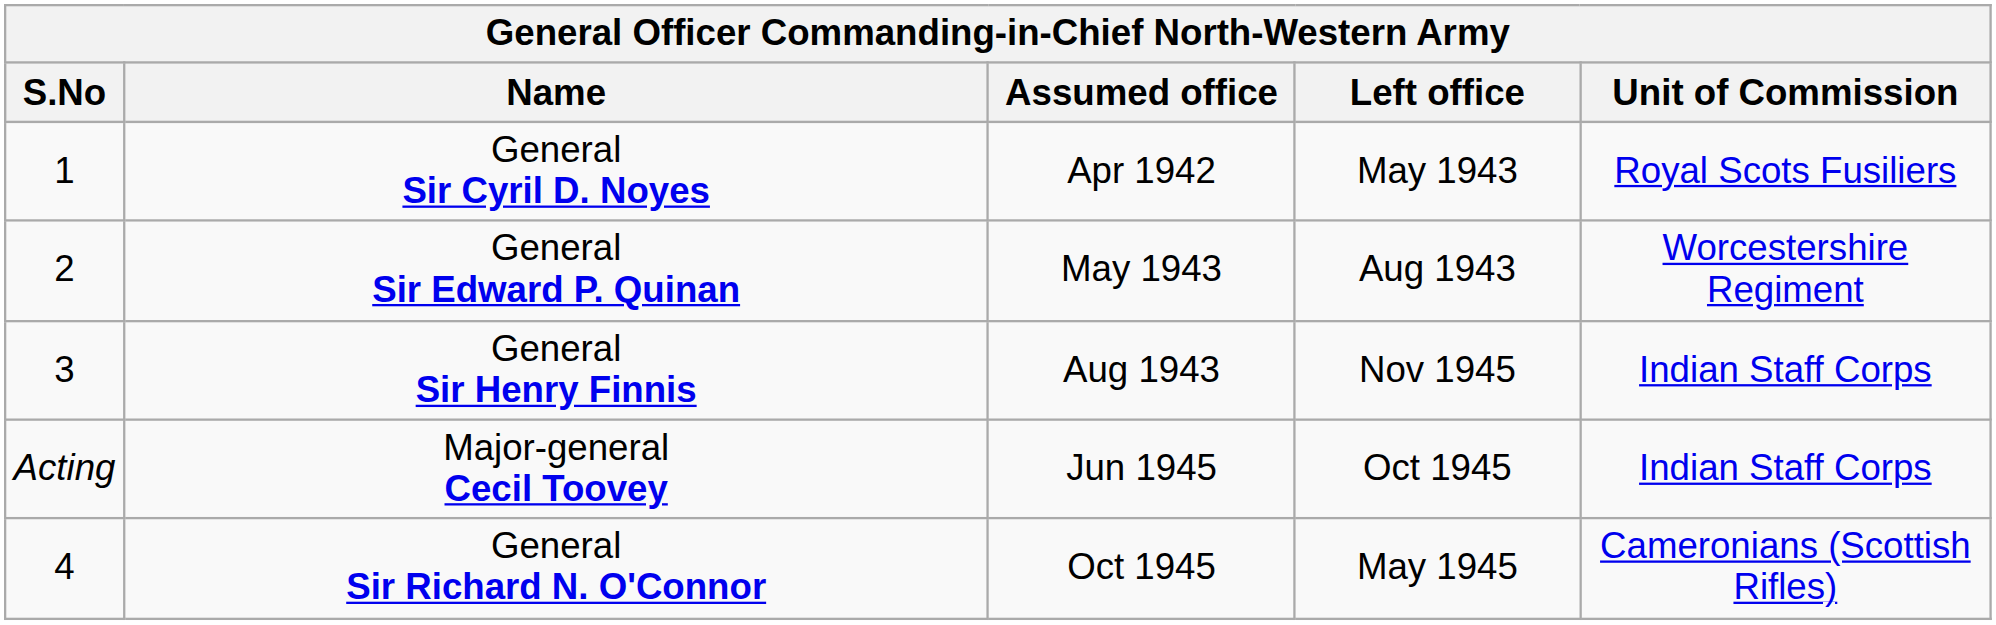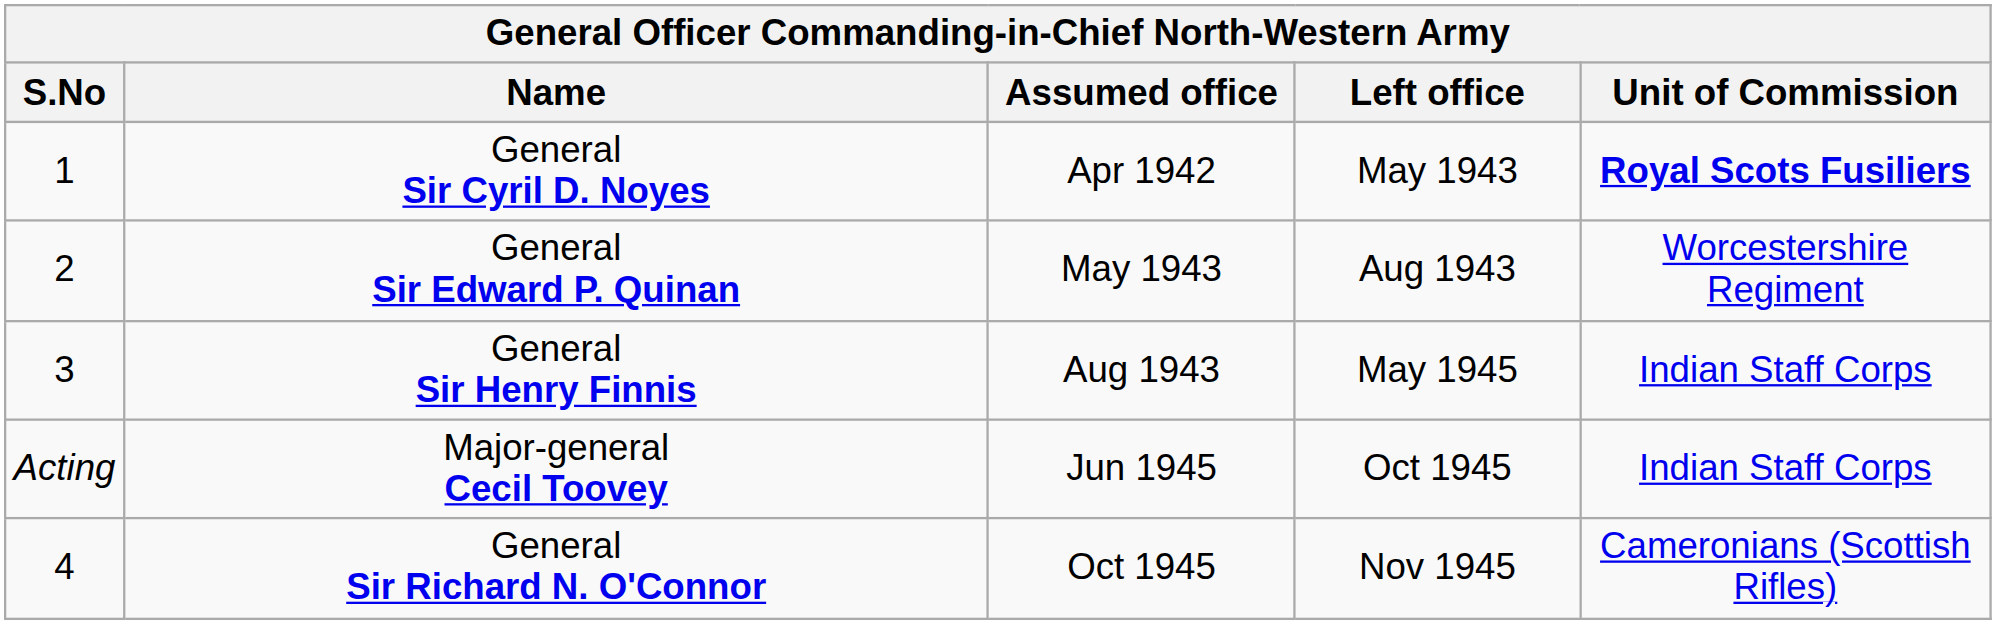(1785, 170) normal -> (1785, 170) bold
(1437, 369) Nov 1945 -> (1437, 369) May 1945
(1437, 567) May 1945 -> (1437, 567) Nov 1945
